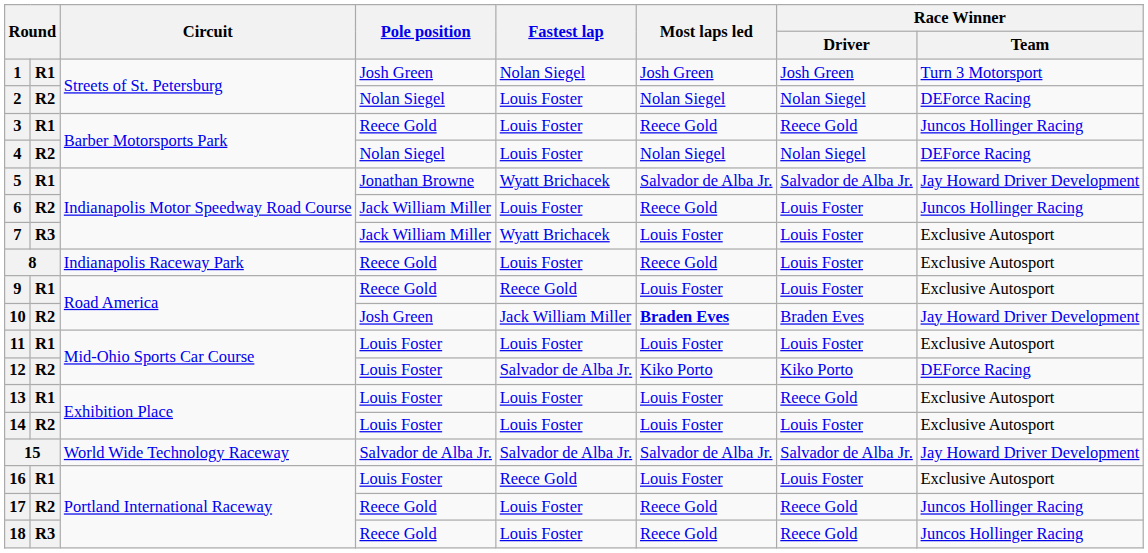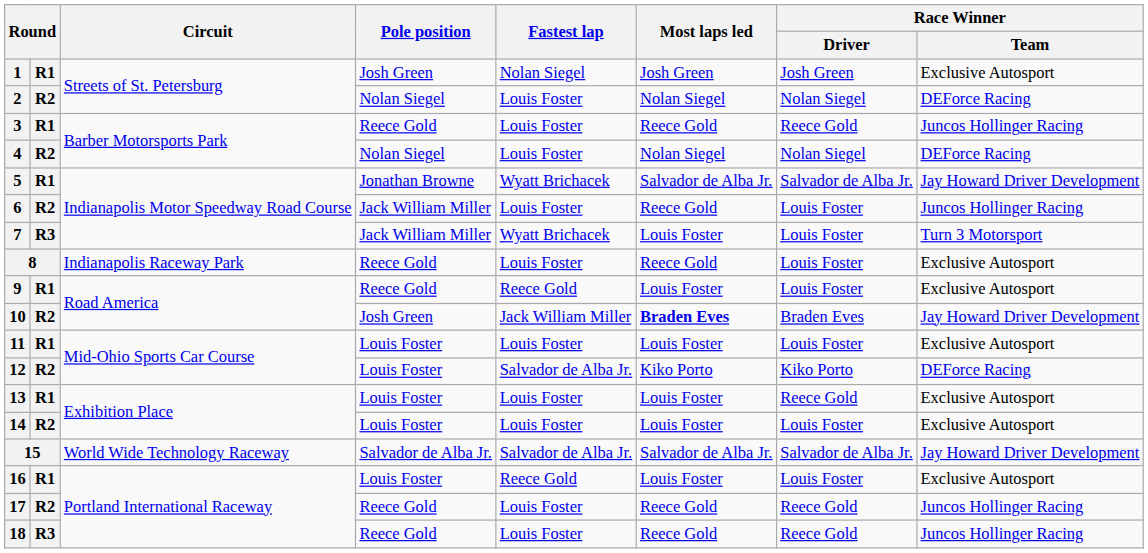(982, 71) Turn 3 Motorsport -> (988, 71) Exclusive Autosport
(988, 234) Exclusive Autosport -> (982, 234) Turn 3 Motorsport
